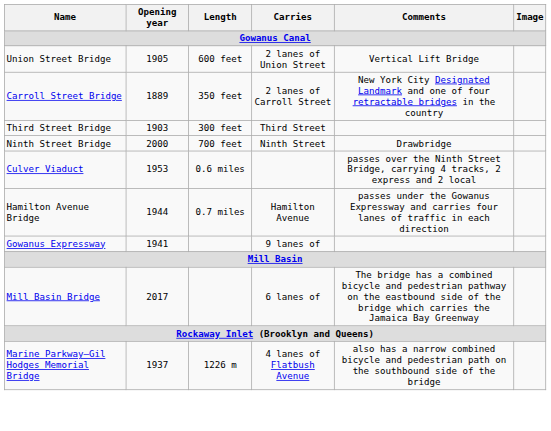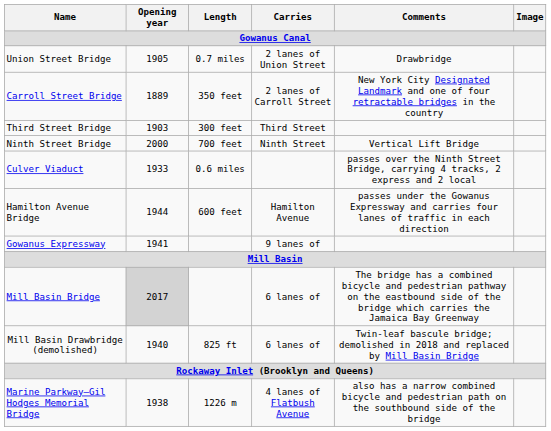(220, 59) 600 feet -> (220, 59) 0.7 miles
(424, 59) Vertical Lift Bridge -> (424, 59) Drawbridge
(424, 143) Drawbridge -> (424, 143) Vertical Lift Bridge
(157, 169) 1953 -> (157, 169) 1933
(220, 212) 0.7 miles -> (220, 212) 600 feet
(157, 296) no background -> (157, 296) lightgrey background
+ row: (65, 344)
(157, 365) 1937 -> (157, 402) 1938
